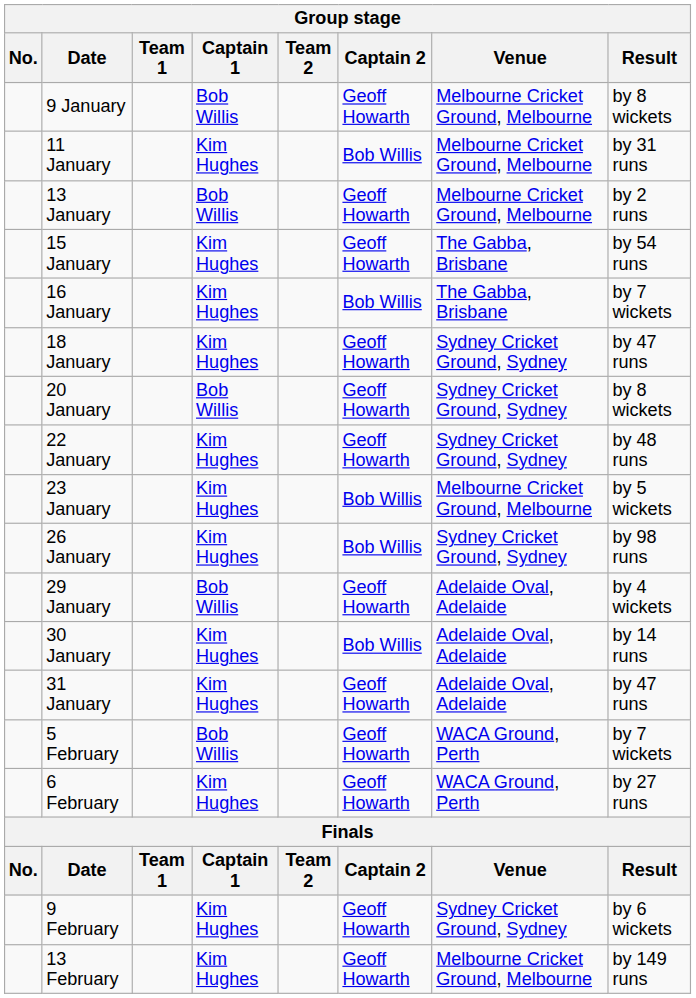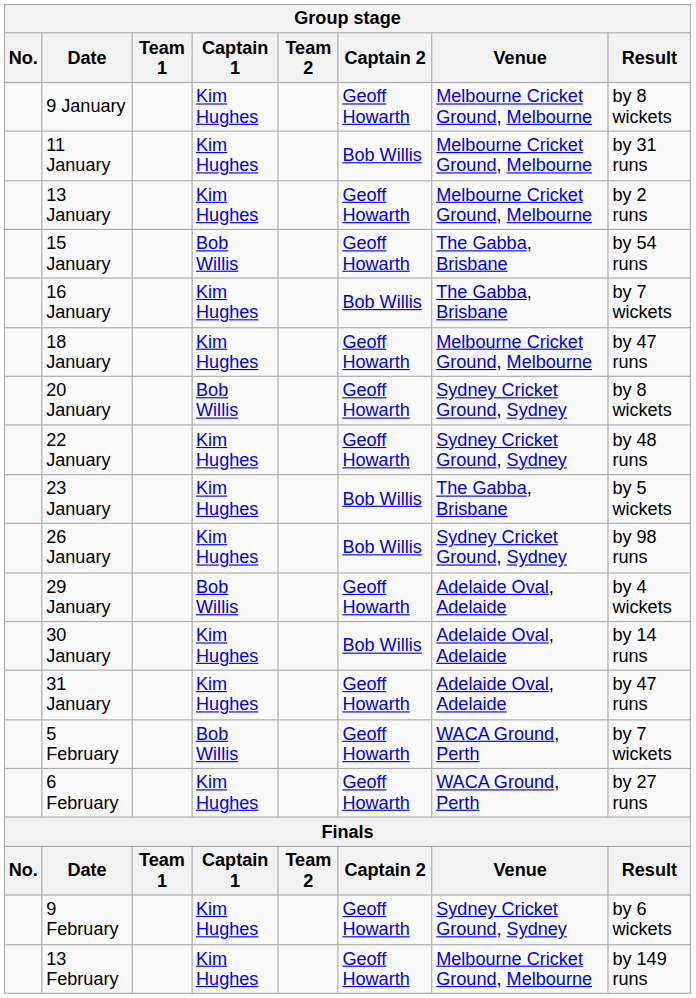(217, 106) Bob Willis -> (227, 106) Kim Hughes
(217, 204) Bob Willis -> (227, 204) Kim Hughes
(227, 253) Kim Hughes -> (217, 253) Bob Willis
(502, 351) Sydney Cricket Ground, Sydney -> (514, 351) Melbourne Cricket Ground, Melbourne
(514, 498) Melbourne Cricket Ground, Melbourne -> (484, 498) The Gabba, Brisbane
